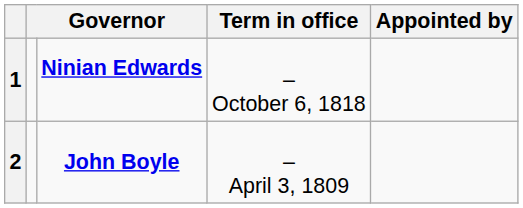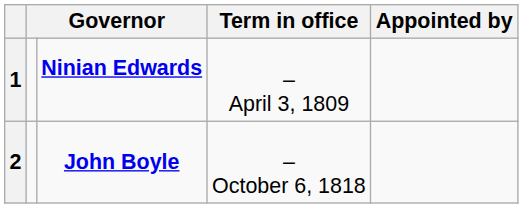(289, 91) – October 6, 1818 -> (289, 91) – April 3, 1809
(289, 173) – April 3, 1809 -> (289, 173) – October 6, 1818
